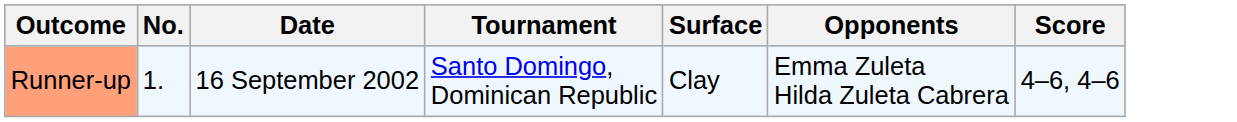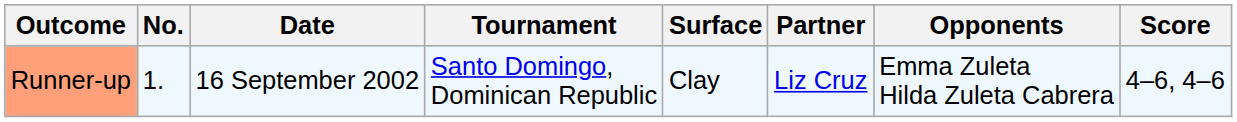+ column: (821, 24)
